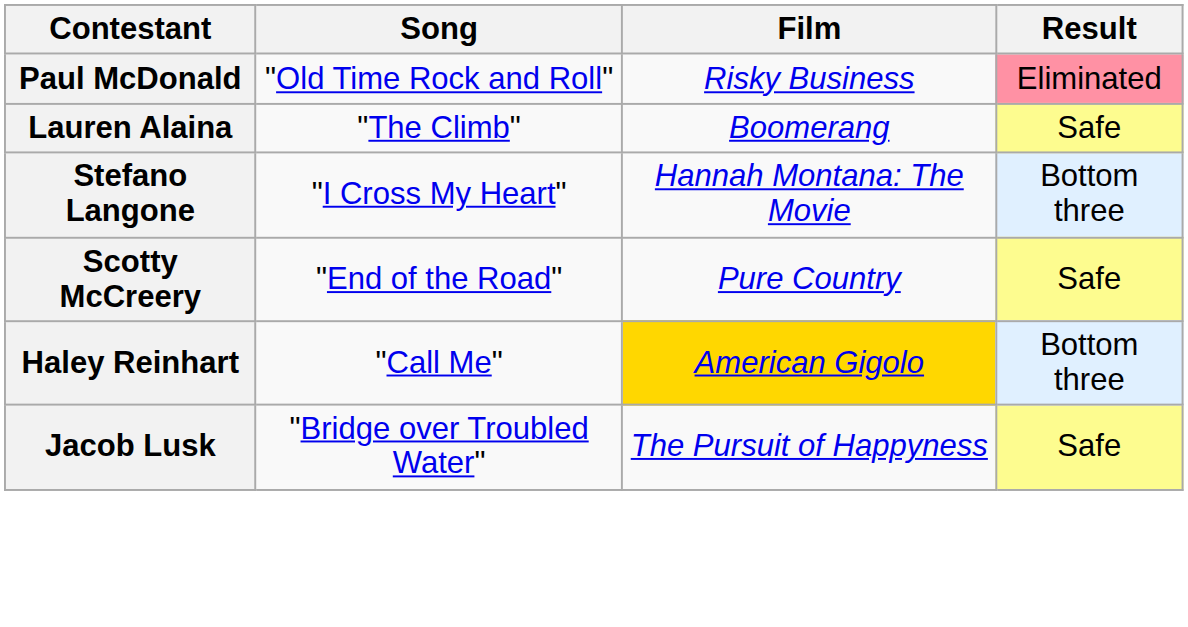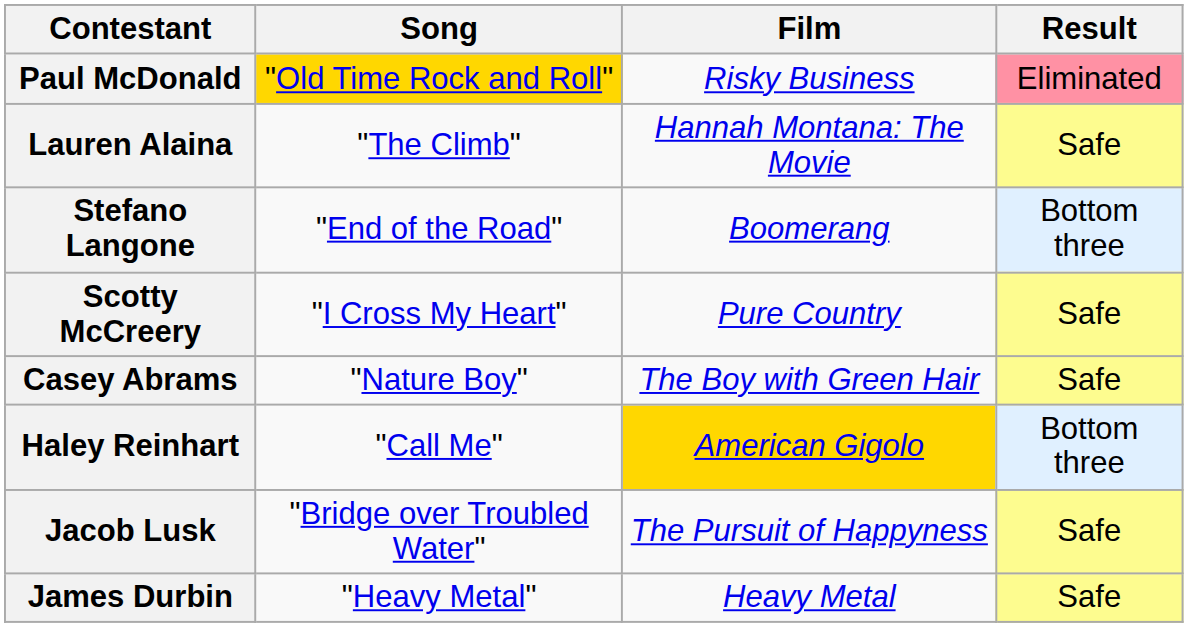(439, 78) no background -> (439, 78) gold background
(809, 127) Boomerang -> (809, 145) Hannah Montana: The Movie
(439, 194) "I Cross My Heart" -> (439, 229) "End of the Road"
(809, 194) Hannah Montana: The Movie -> (809, 229) Boomerang
(439, 278) "End of the Road" -> (439, 313) "I Cross My Heart"
+ row: (130, 380)
+ row: (130, 597)
